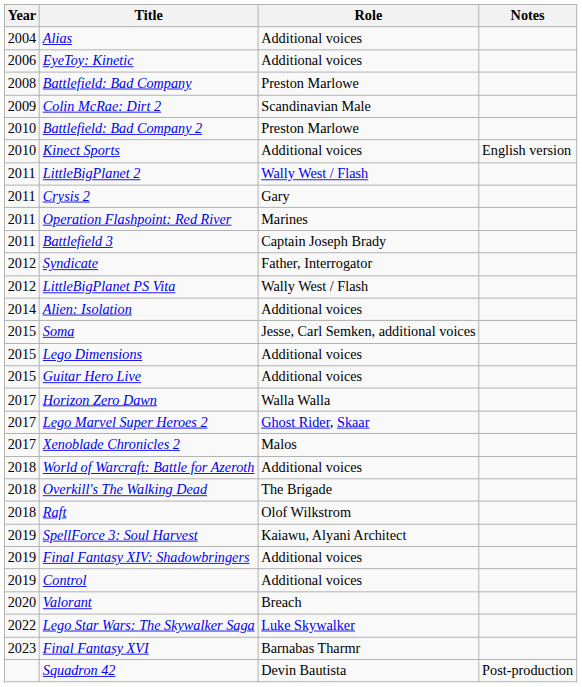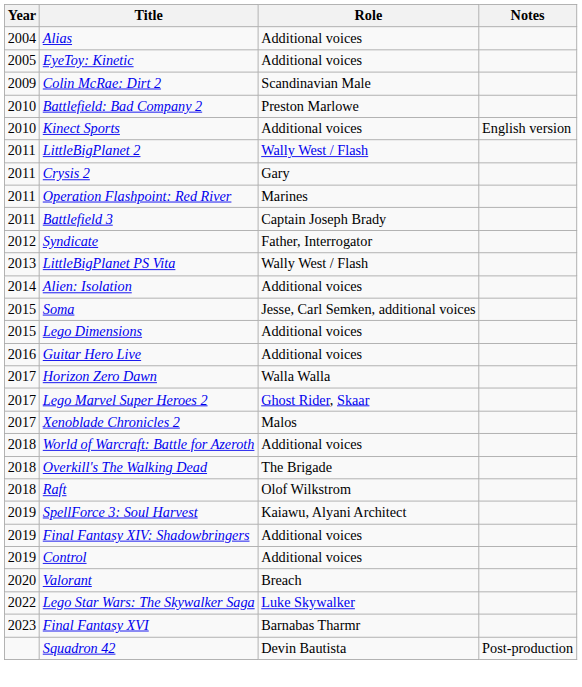(22, 60) 2006 -> (22, 60) 2005
- row: (117, 83)
(22, 286) 2012 -> (22, 264) 2013
(22, 377) 2015 -> (22, 354) 2016
